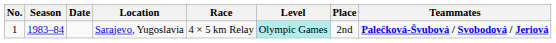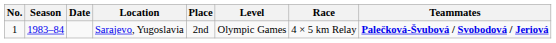columns swapped: (221, 12) <-> (345, 12)
(293, 29) paleturquoise background -> (252, 29) no background
